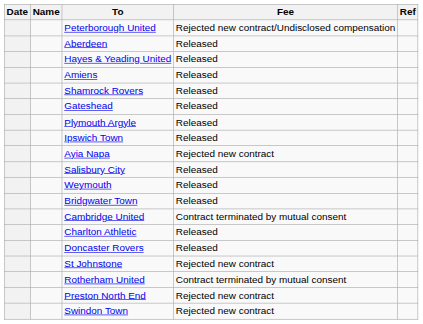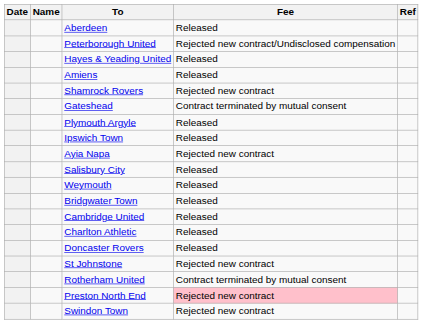rows swapped: (110, 28) <-> (86, 43)
(197, 91) Released -> (225, 91) Rejected new contract
(197, 106) Released -> (261, 106) Contract terminated by mutual consent
(261, 216) Contract terminated by mutual consent -> (197, 216) Released
(225, 295) no background -> (225, 295) pink background
